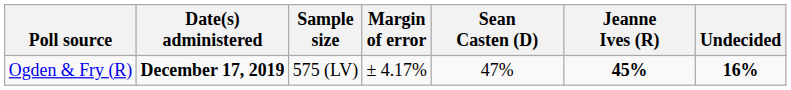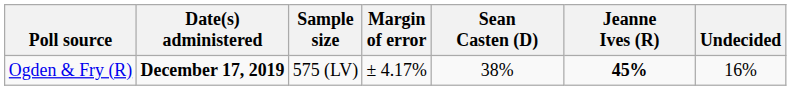(497, 70) 47% -> (497, 70) 38%
(741, 70) bold -> (741, 70) normal
